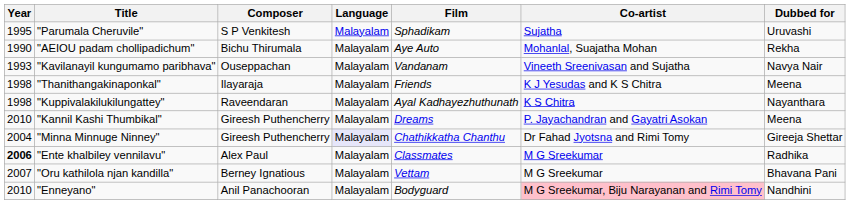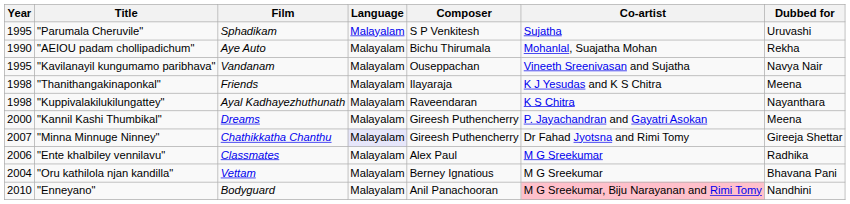columns swapped: (456, 13) <-> (275, 13)
(19, 66) 1993 -> (19, 66) 1995
(19, 119) 2010 -> (19, 119) 2000
(19, 137) 2004 -> (19, 137) 2007
(19, 155) bold -> (19, 155) normal
(19, 173) 2007 -> (19, 173) 2004
